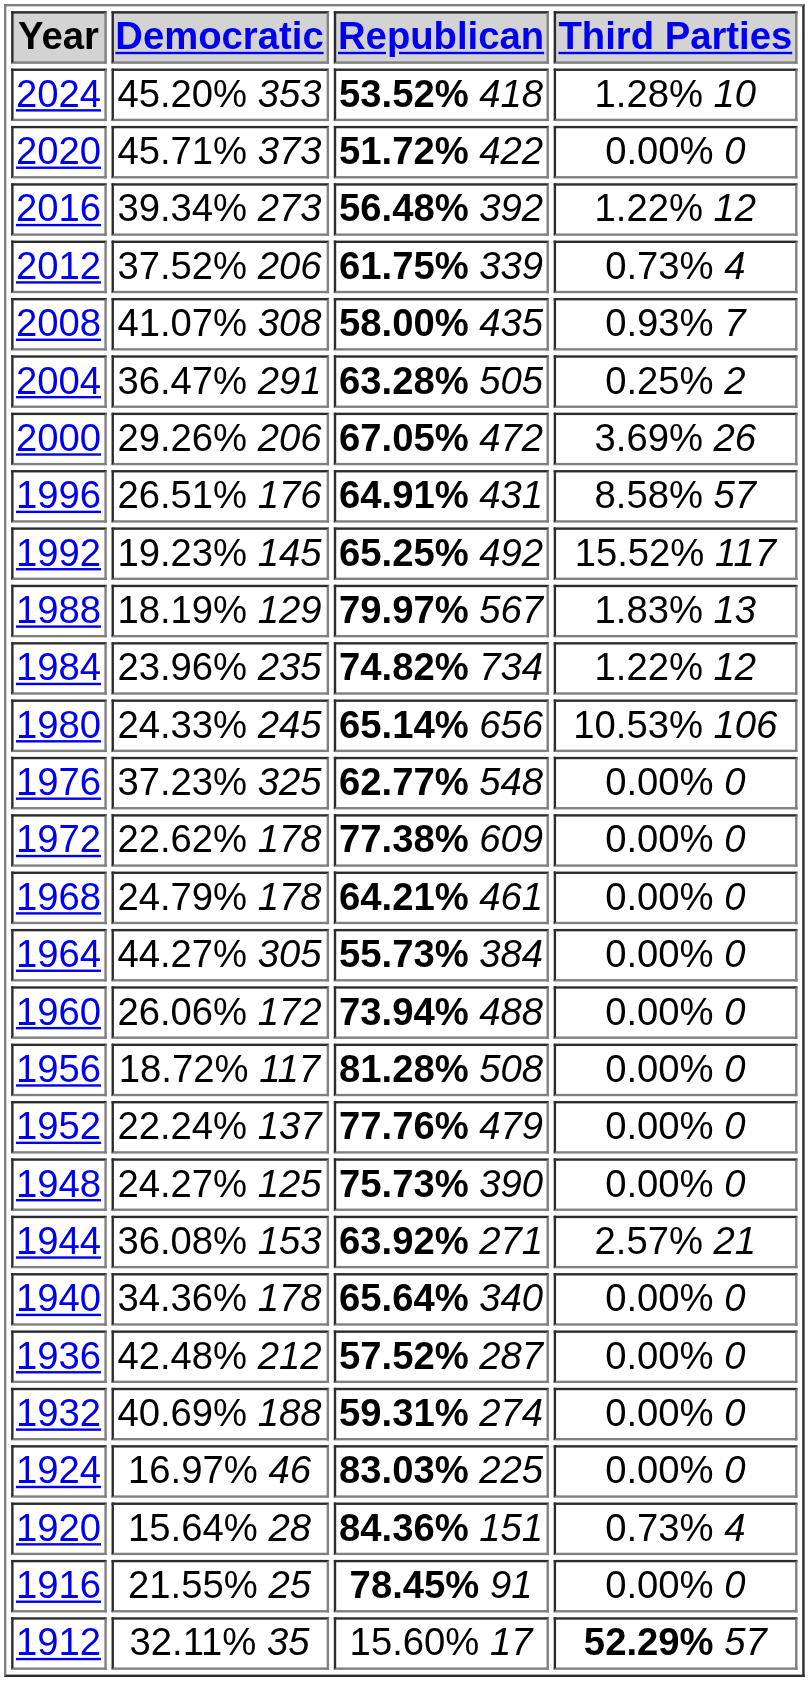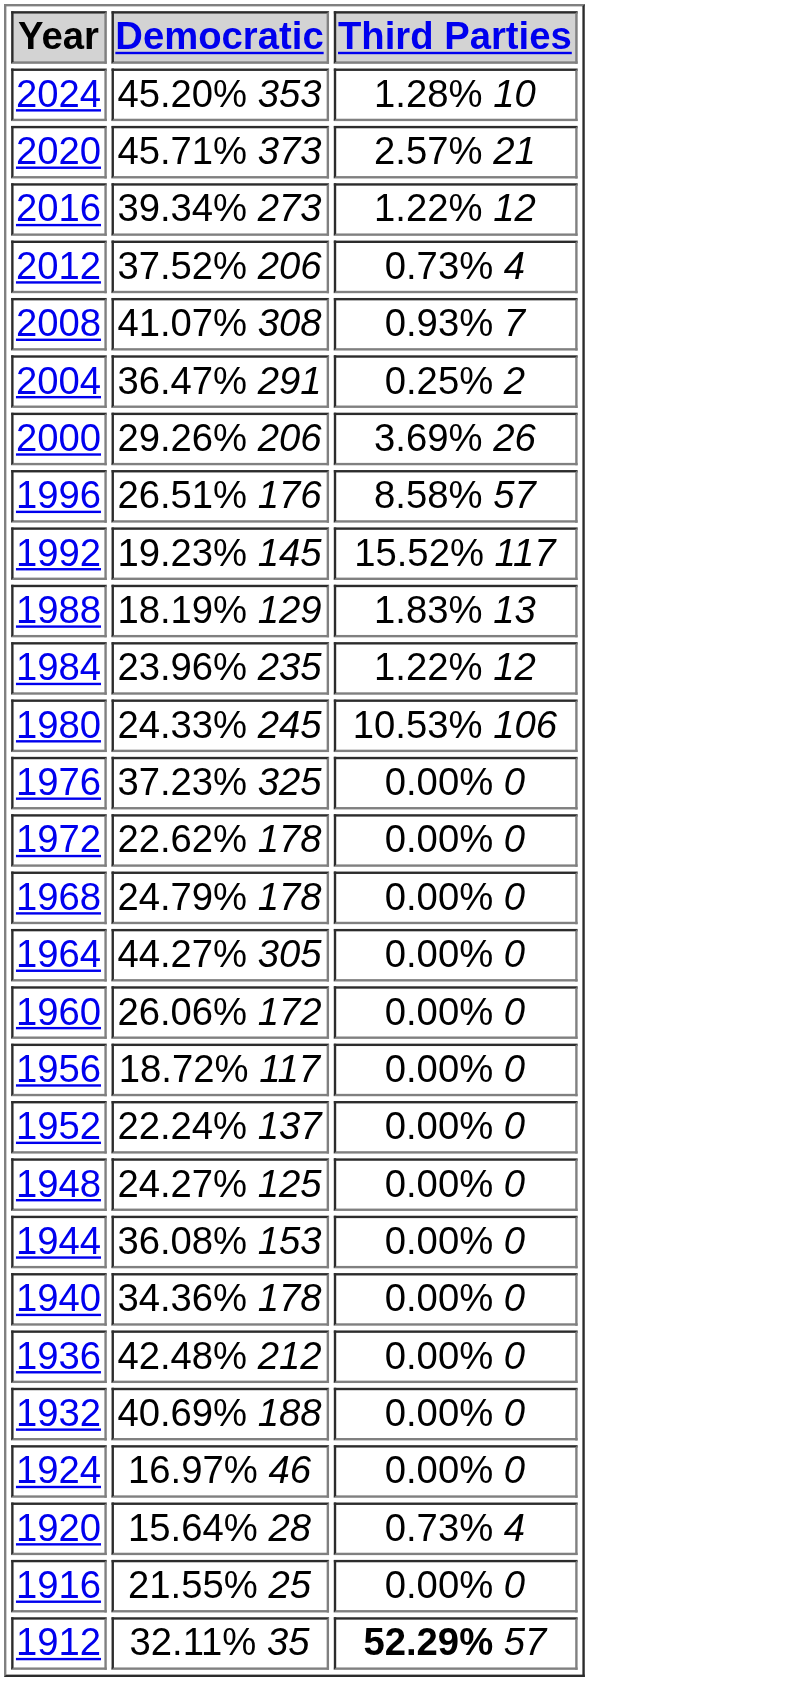- column: (441, 36)
(675, 151) 0.00% 0 -> (455, 151) 2.57% 21
(675, 1241) 2.57% 21 -> (455, 1241) 0.00% 0
